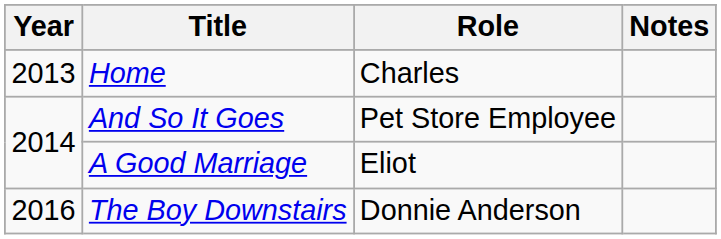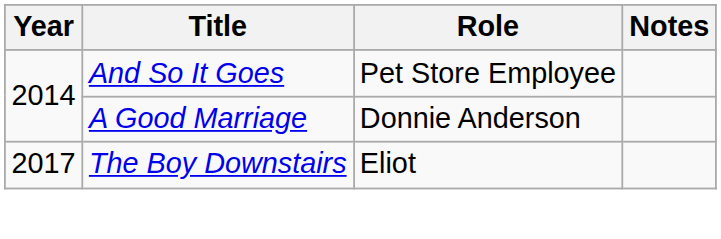- row: (127, 73)
(388, 164) Eliot -> (470, 118) Donnie Anderson
(44, 210) 2016 -> (44, 164) 2017
(470, 210) Donnie Anderson -> (388, 164) Eliot
